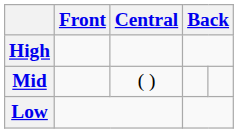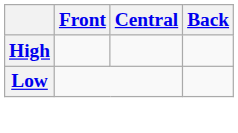- row: (30, 81)
